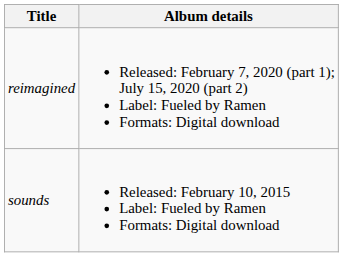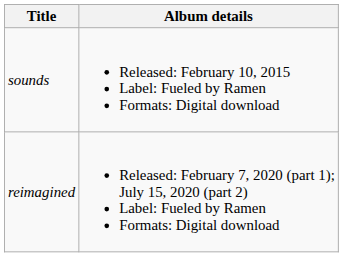rows swapped: (29, 200) <-> (42, 88)
